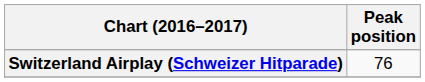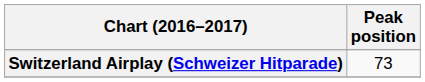(383, 63) 76 -> (383, 63) 73
